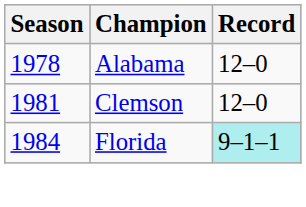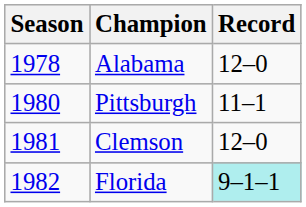+ row: (146, 102)
(35, 142) 1984 -> (35, 181) 1982
